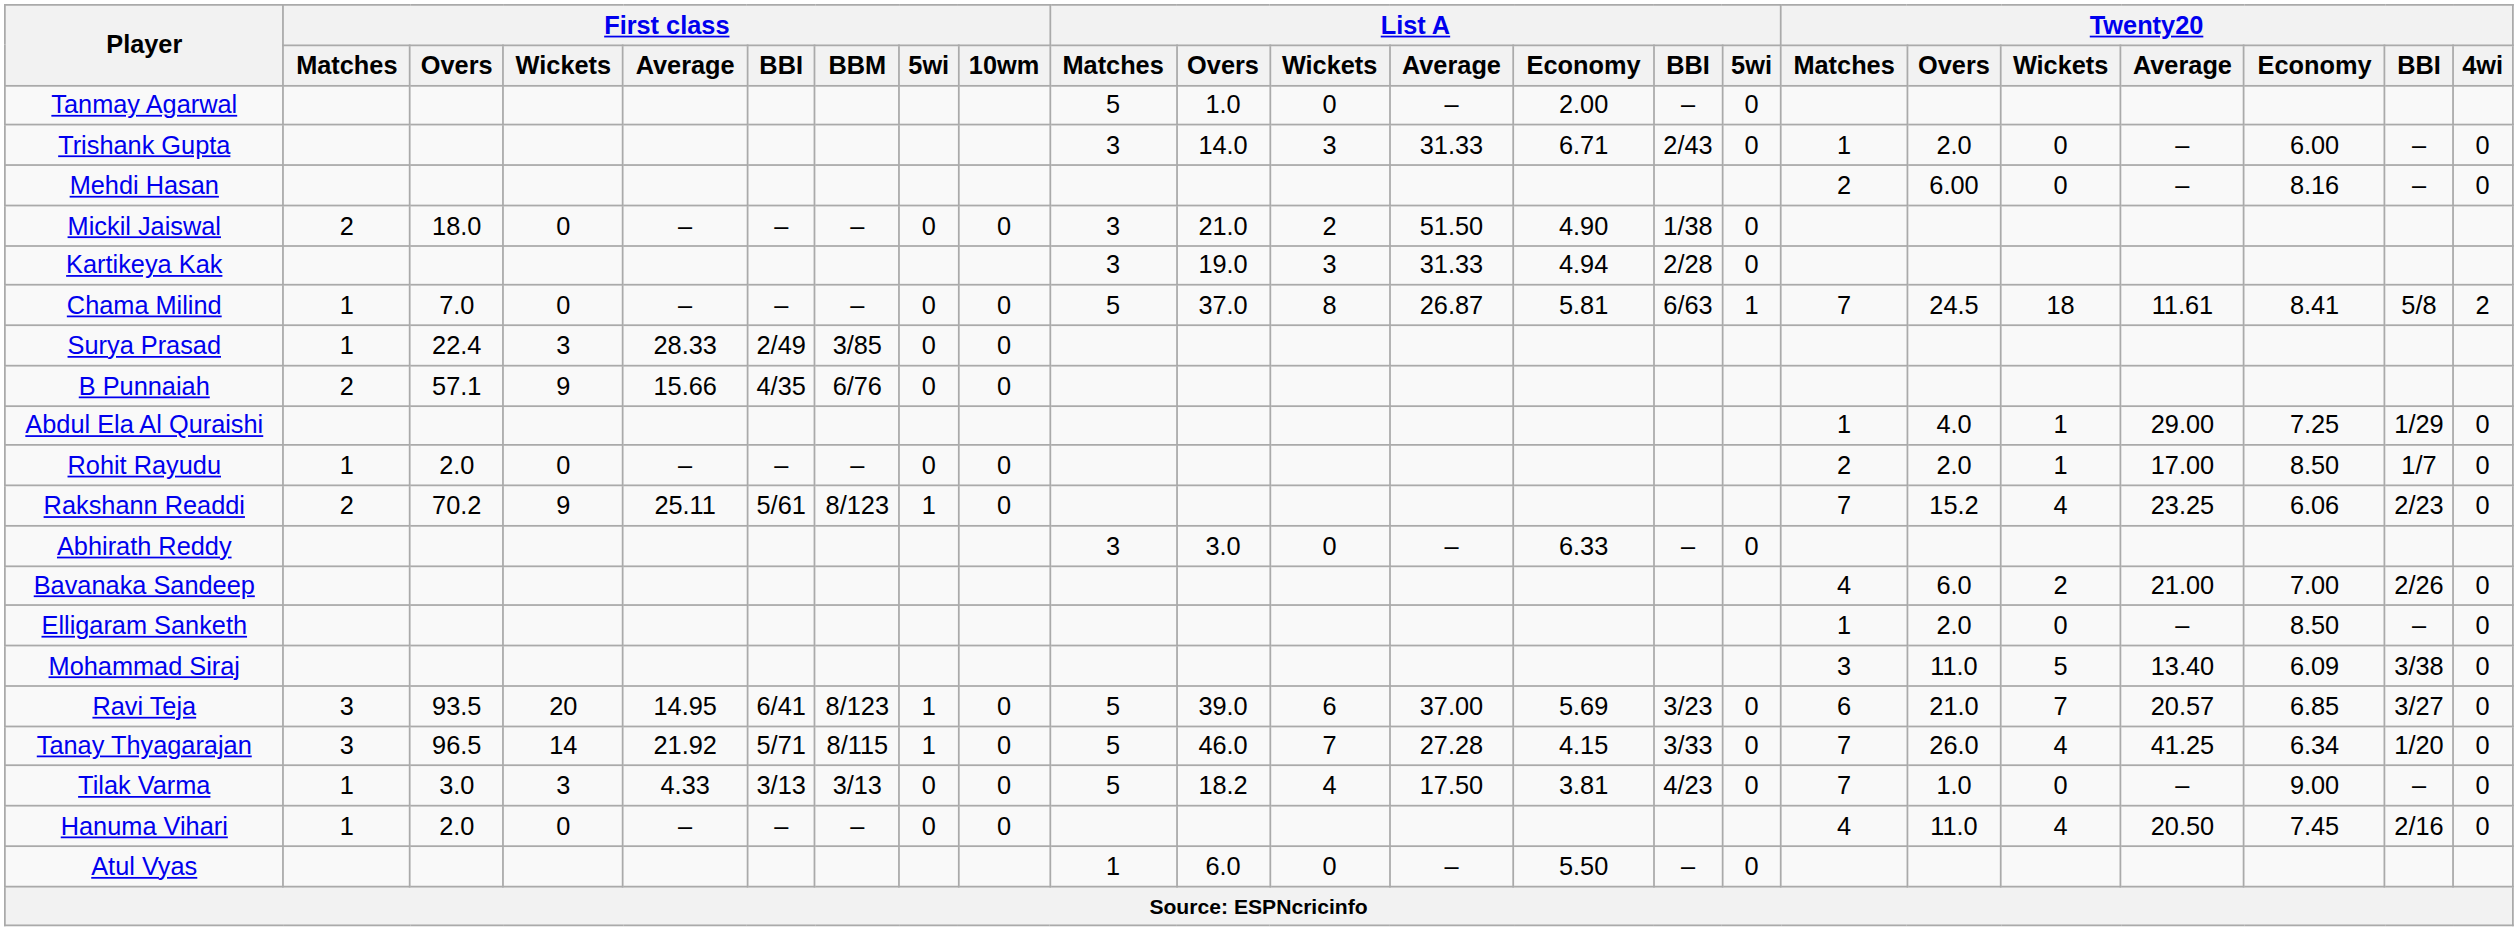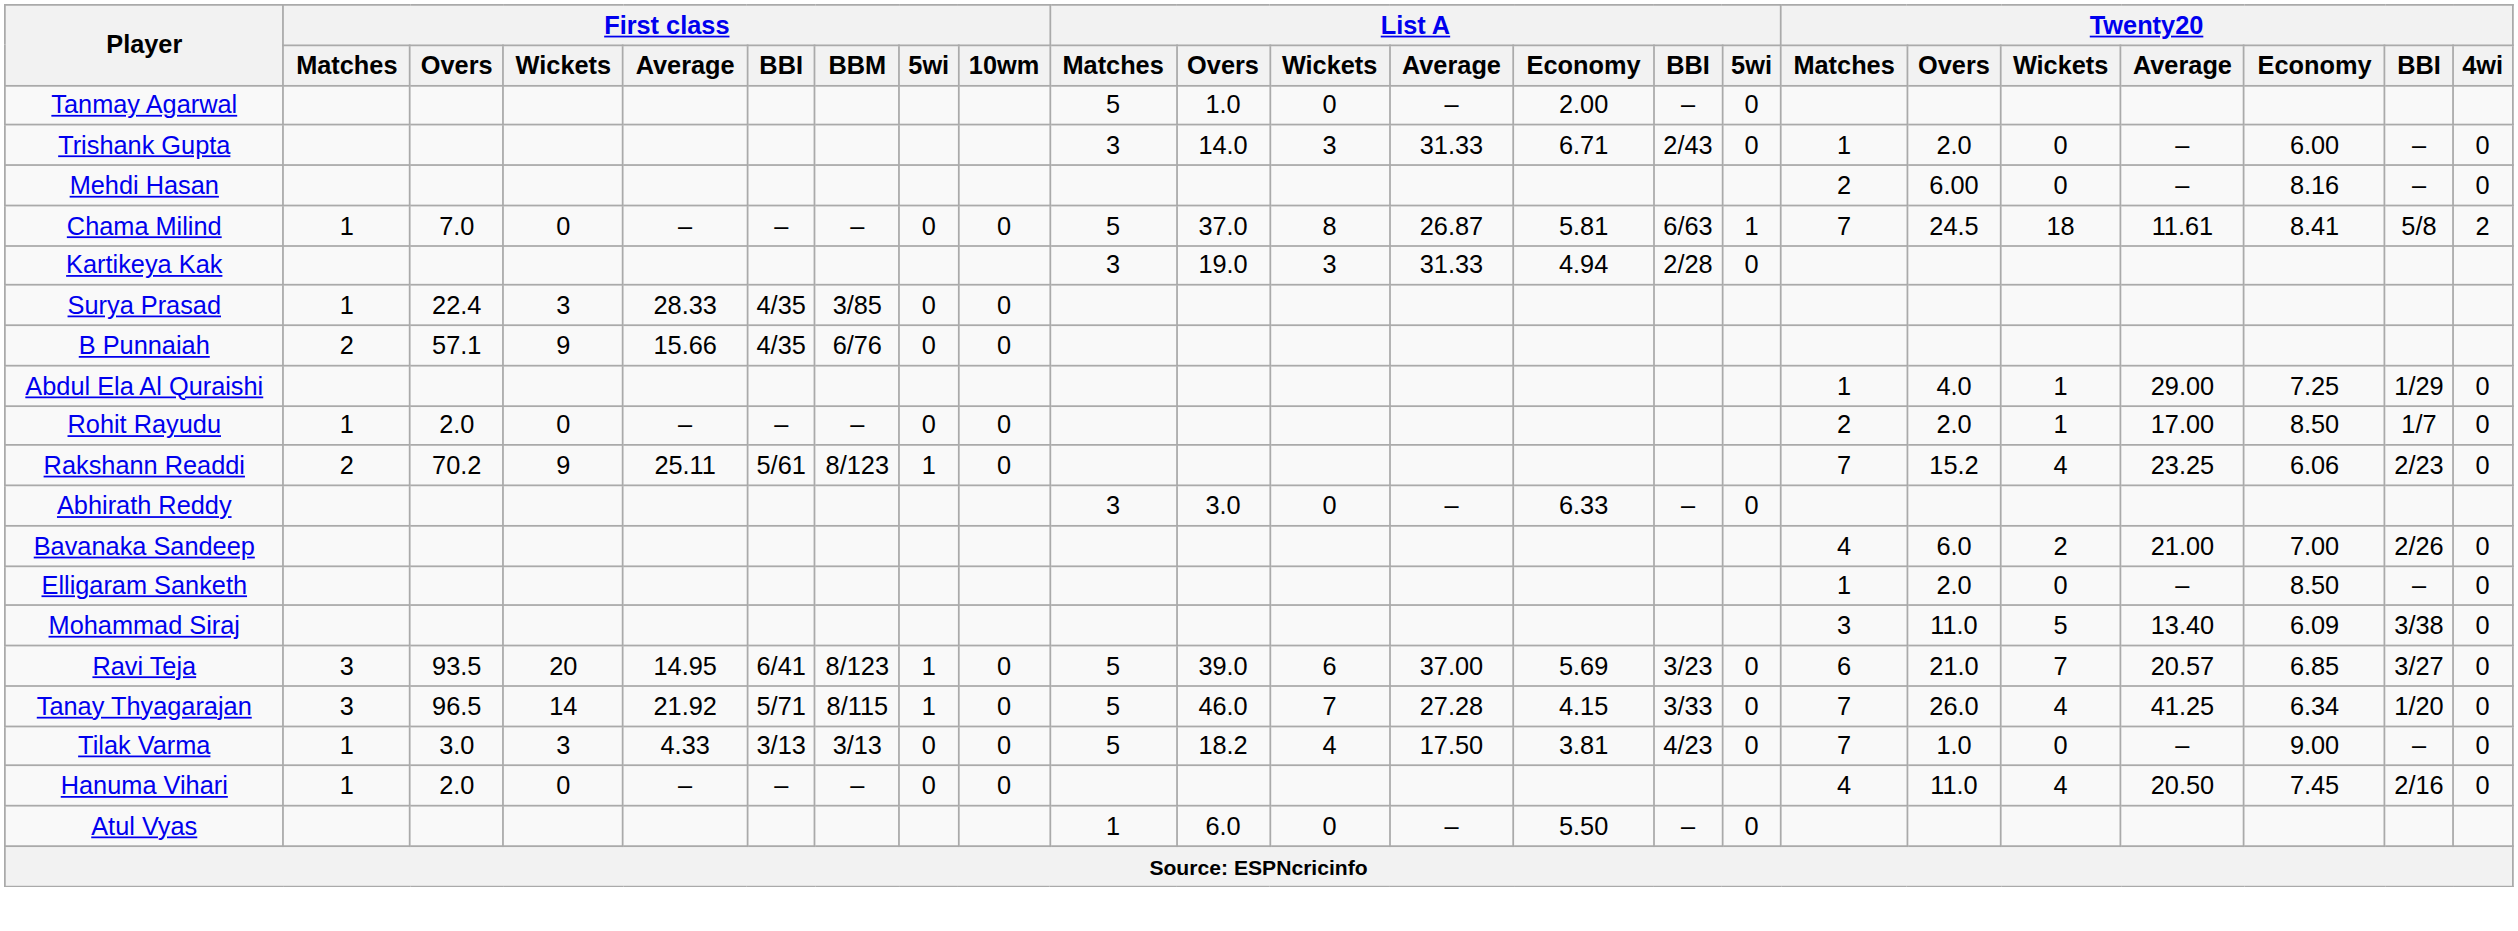- row: (144, 225)
rows swapped: (144, 266) <-> (144, 306)
(781, 346) 2/49 -> (781, 306) 4/35
